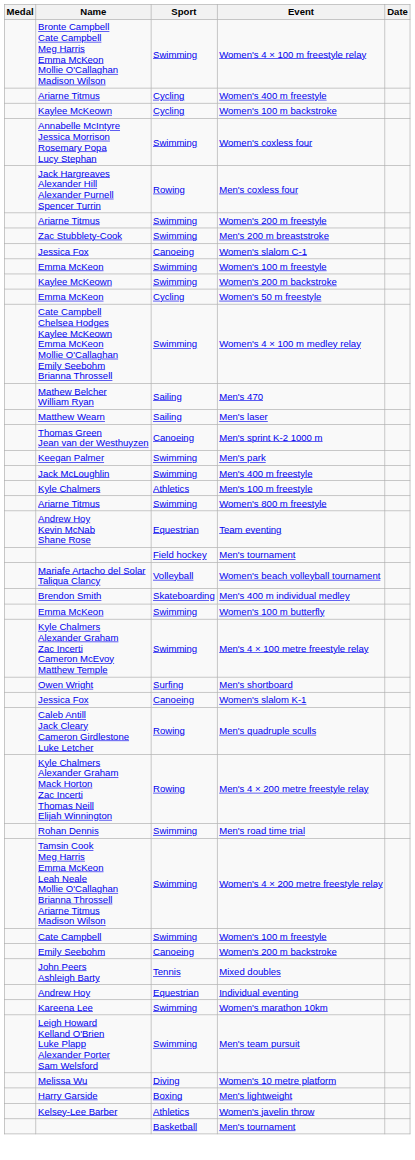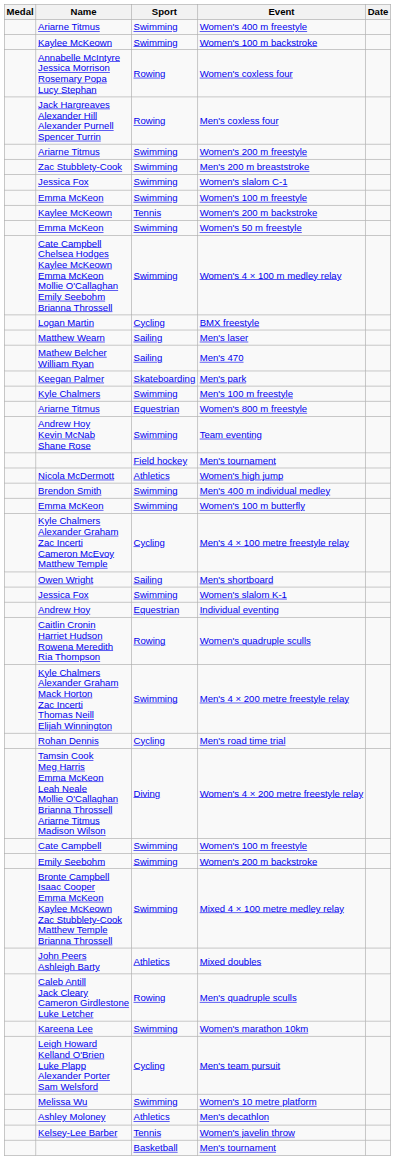- row: (78, 54)
(169, 96) Cycling -> (156, 27) Swimming
(169, 111) Cycling -> (156, 42) Swimming
(175, 142) Swimming -> (149, 74) Rowing
(173, 251) Canoeing -> (156, 182) Swimming
(175, 281) Swimming -> (147, 213) Tennis
(169, 297) Cycling -> (156, 228) Swimming
+ row: (66, 323)
rows swapped: (72, 417) <-> (72, 397)
- row: (93, 438)
(175, 458) Swimming -> (164, 379) Skateboarding
- row: (74, 473)
(171, 488) Athletics -> (156, 394) Swimming
(175, 504) Swimming -> (156, 409) Equestrian
(176, 529) Equestrian -> (156, 435) Swimming
- row: (92, 576)
+ row: (76, 476)
(184, 596) Skateboarding -> (156, 491) Swimming
(175, 648) Swimming -> (149, 543) Cycling
(168, 685) Surfing -> (148, 579) Sailing
(173, 700) Canoeing -> (156, 595) Swimming
rows swapped: (84, 731) <-> (64, 992)
+ row: (76, 641)
(169, 789) Rowing -> (156, 699) Swimming
(175, 831) Swimming -> (149, 741) Cycling
(175, 884) Swimming -> (147, 794) Diving
(173, 951) Canoeing -> (156, 861) Swimming
+ row: (80, 909)
(167, 972) Tennis -> (152, 961) Athletics
(175, 1044) Swimming -> (149, 1066) Cycling
(166, 1081) Diving -> (156, 1102) Swimming
+ row: (72, 1117)
- row: (68, 1096)
(171, 1111) Athletics -> (147, 1133) Tennis
